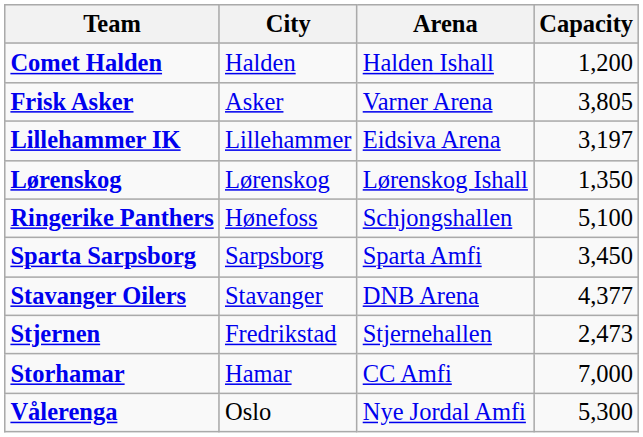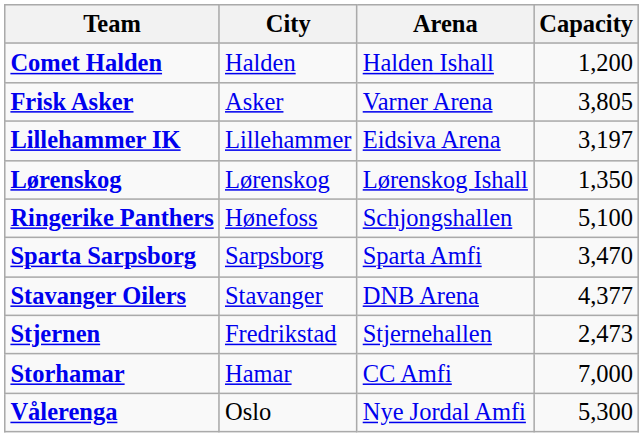(606, 256) 3,450 -> (606, 256) 3,470
